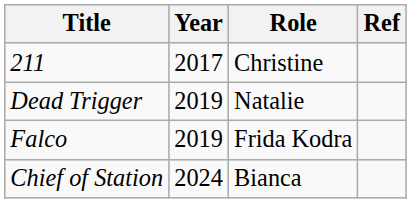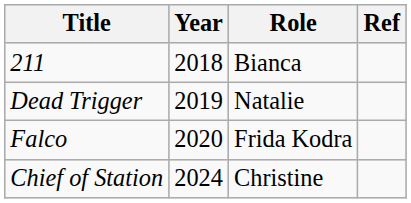(199, 62) 2017 -> (199, 62) 2018
(279, 62) Christine -> (268, 62) Bianca
(199, 139) 2019 -> (199, 139) 2020
(268, 178) Bianca -> (279, 178) Christine
